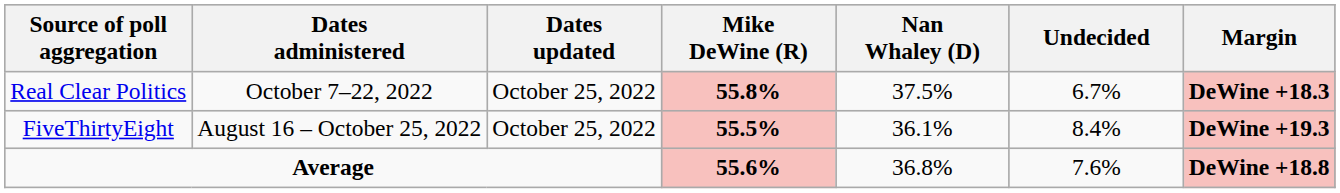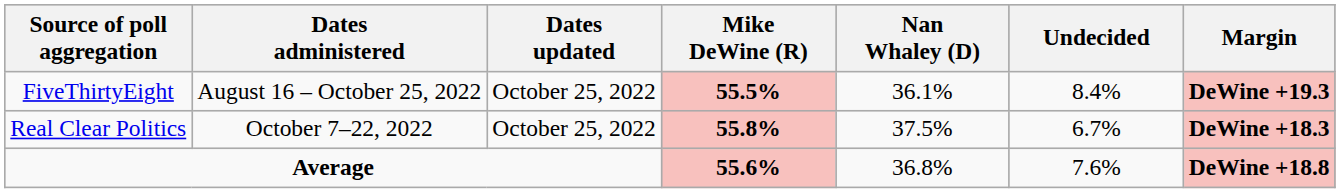rows swapped: (98, 90) <-> (98, 129)
